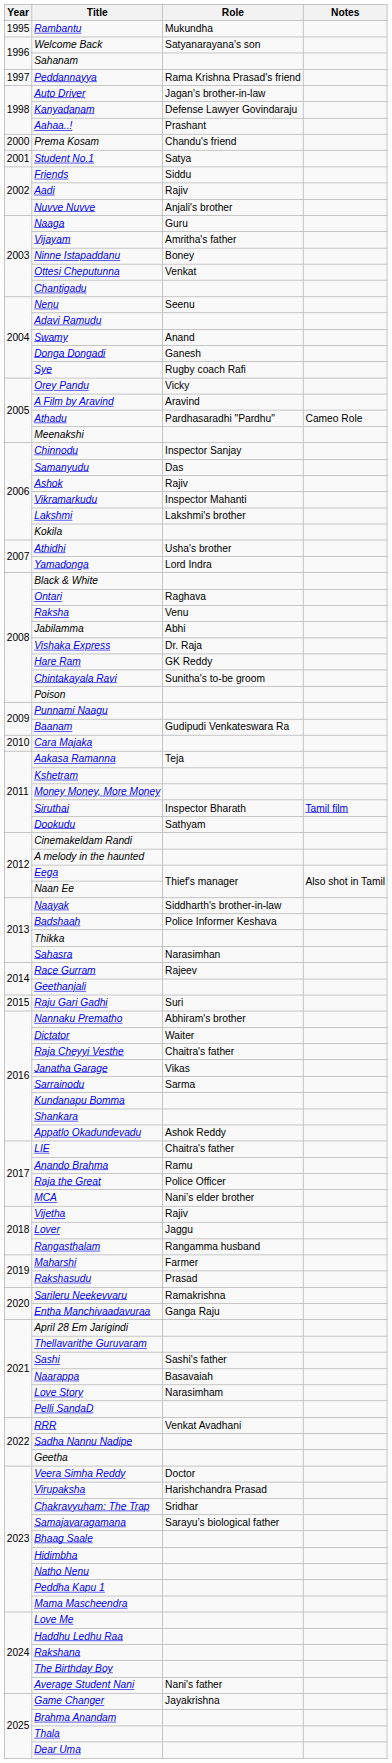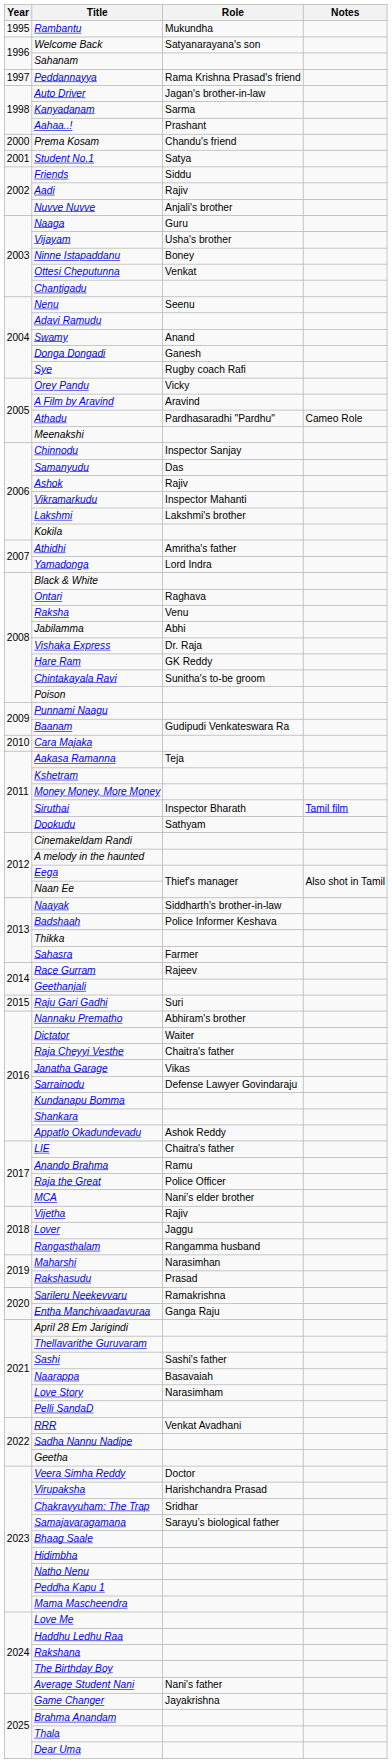(231, 110) Defense Lawyer Govindaraju -> (180, 110) Sarma
(201, 239) Amritha's father -> (198, 239) Usha's brother
(198, 548) Usha's brother -> (201, 548) Amritha's father
(193, 954) Narasimhan -> (182, 954) Farmer
(180, 1084) Sarma -> (231, 1084) Defense Lawyer Govindaraju
(182, 1263) Farmer -> (193, 1263) Narasimhan
